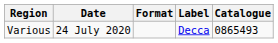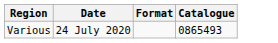- column: (194, 13)
